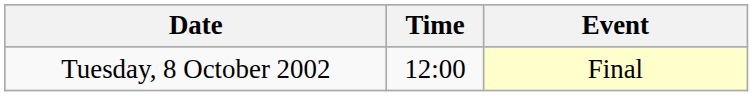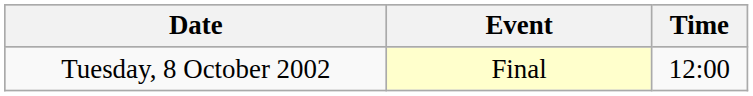columns swapped: (435, 25) <-> (615, 25)
